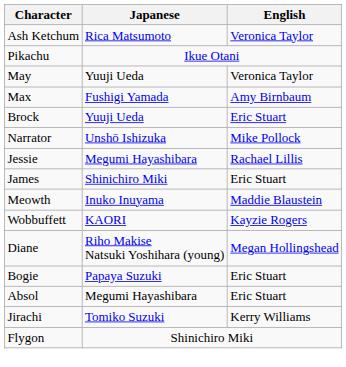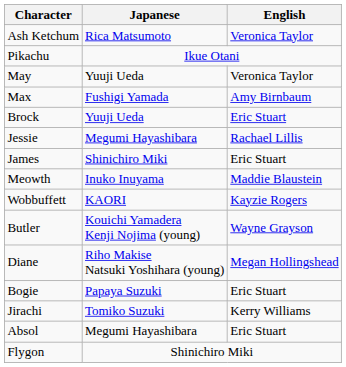- row: (29, 138)
+ row: (24, 227)
rows swapped: (25, 317) <-> (23, 296)
